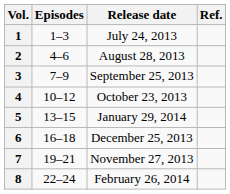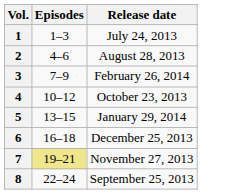- column: (211, 14)
(142, 76) September 25, 2013 -> (142, 76) February 26, 2014
(59, 158) no background -> (59, 158) khaki background
(142, 179) February 26, 2014 -> (142, 179) September 25, 2013
